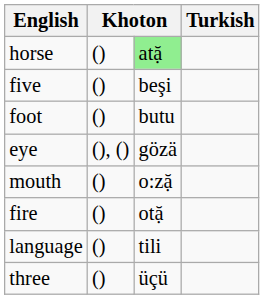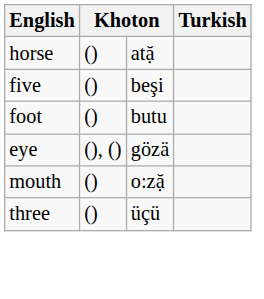(150, 52) lightgreen background -> (143, 52) no background
- row: (23, 213)
- row: (46, 246)
